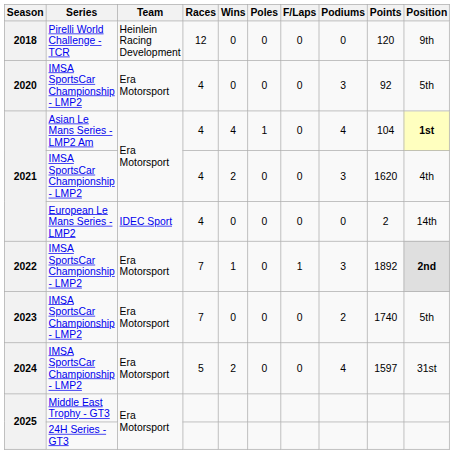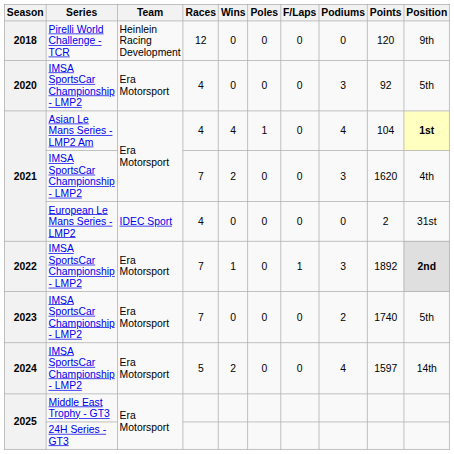(201, 176) 4 -> (201, 176) 7
(427, 222) 14th -> (427, 222) 31st
(427, 369) 31st -> (427, 369) 14th
